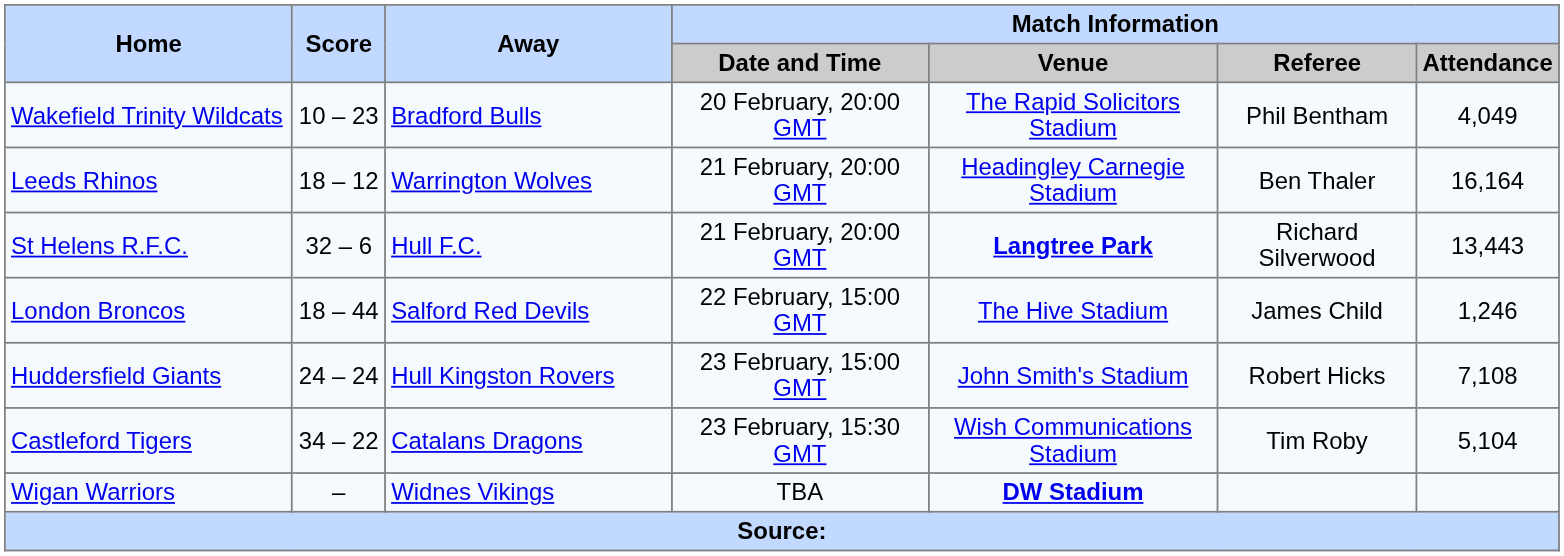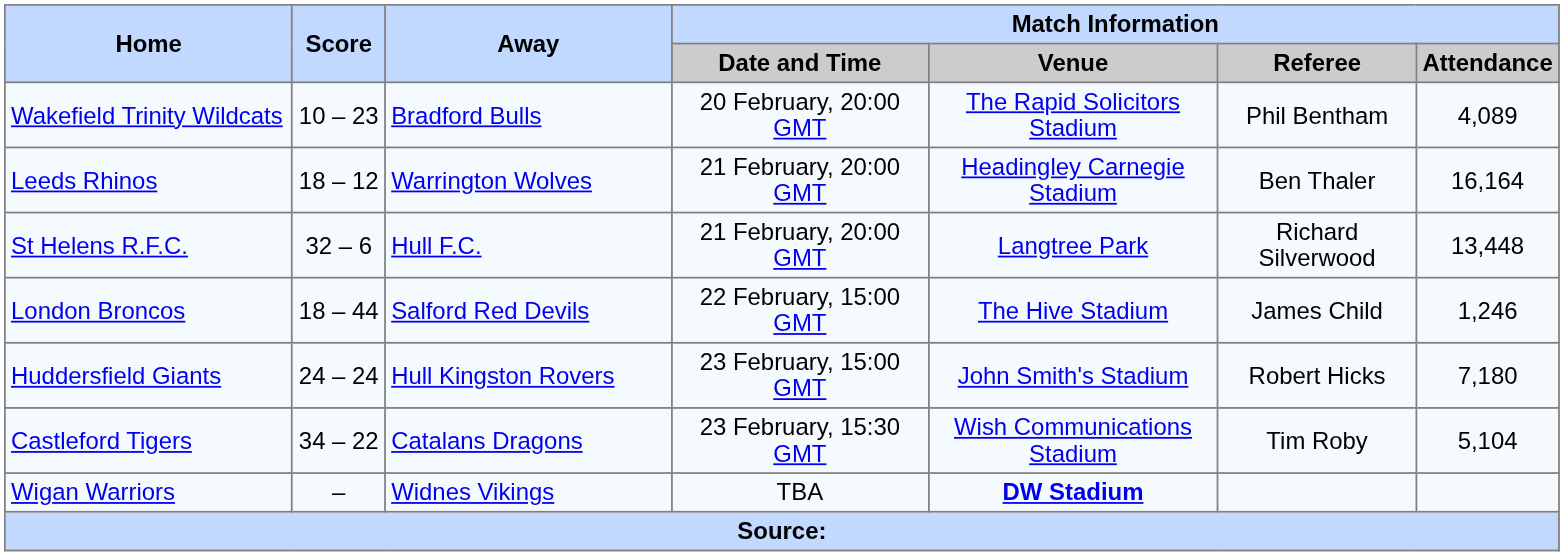(1488, 115) 4,049 -> (1488, 115) 4,089
(1073, 245) bold -> (1073, 245) normal
(1488, 245) 13,443 -> (1488, 245) 13,448
(1488, 375) 7,108 -> (1488, 375) 7,180
